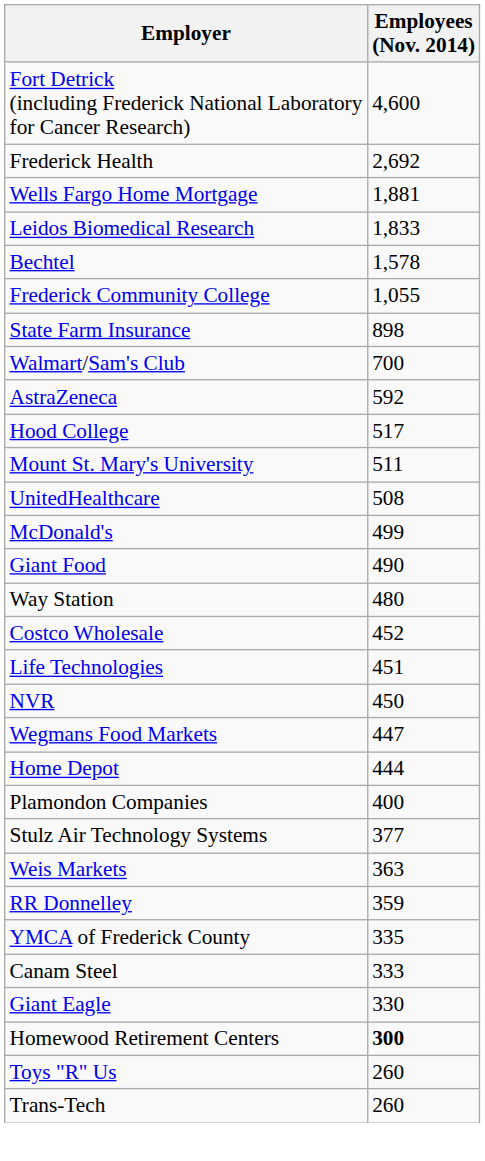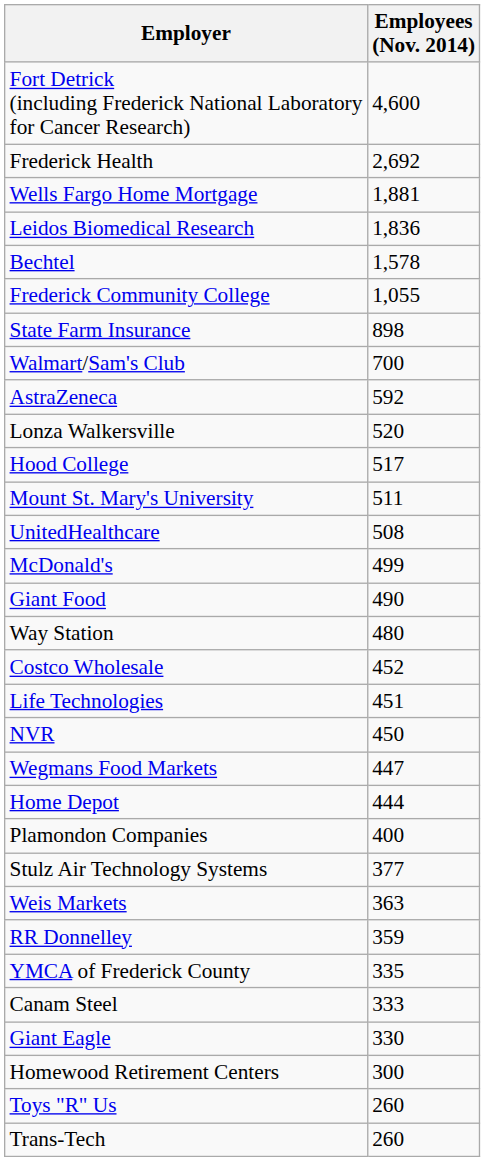(396, 228) 1,833 -> (396, 228) 1,836
+ row: (92, 430)
(388, 1038) bold -> (388, 1071) normal
